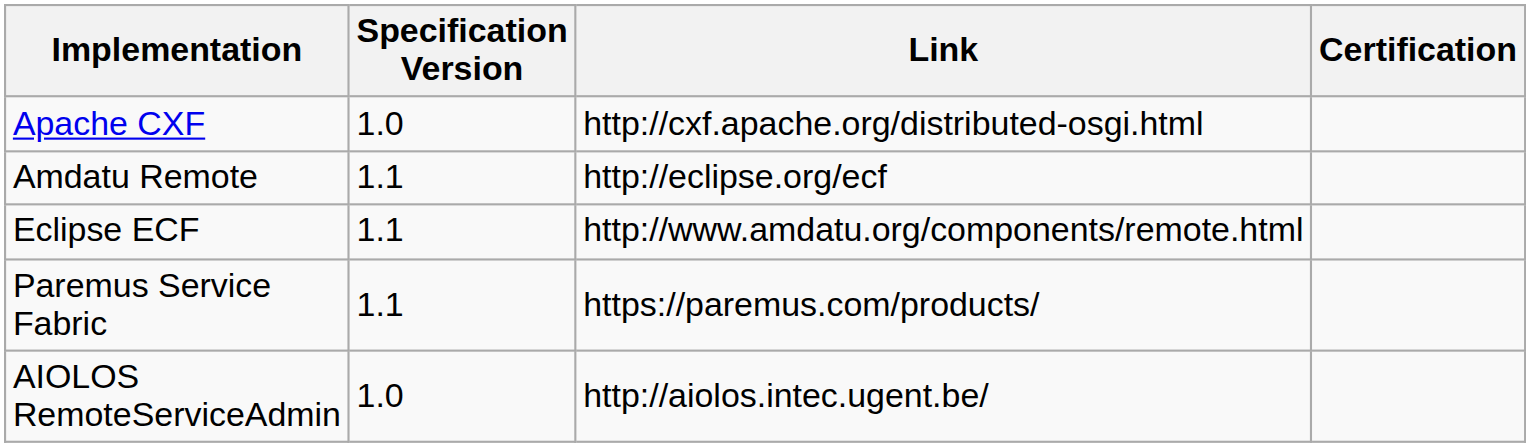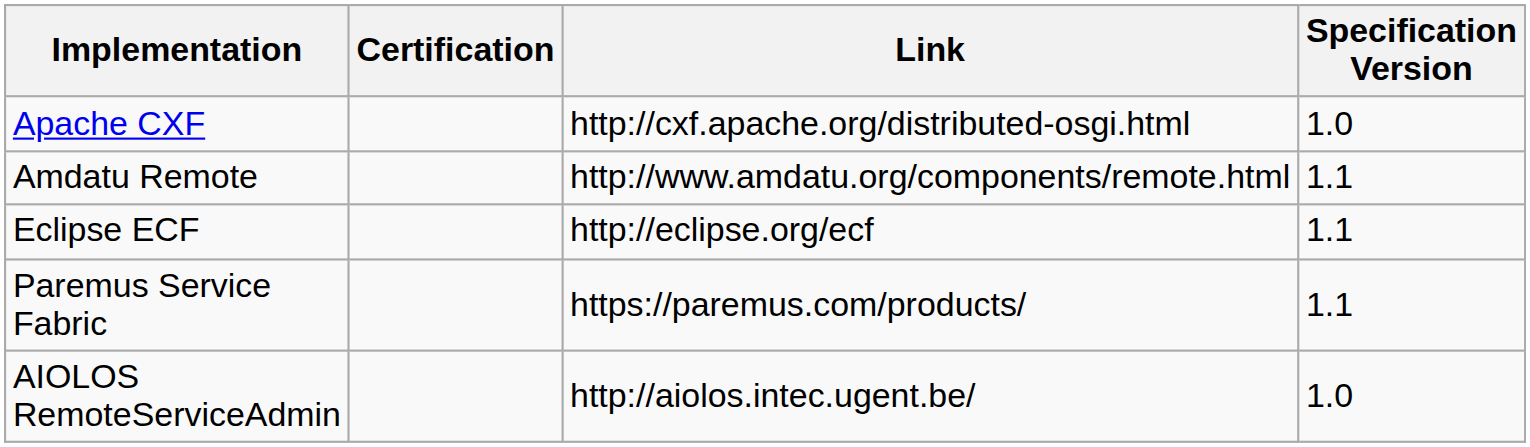columns swapped: (462, 50) <-> (1418, 50)
(735, 177) http://eclipse.org/ecf -> (930, 177) http://www.amdatu.org/components/remote.html
(943, 230) http://www.amdatu.org/components/remote.html -> (722, 230) http://eclipse.org/ecf
